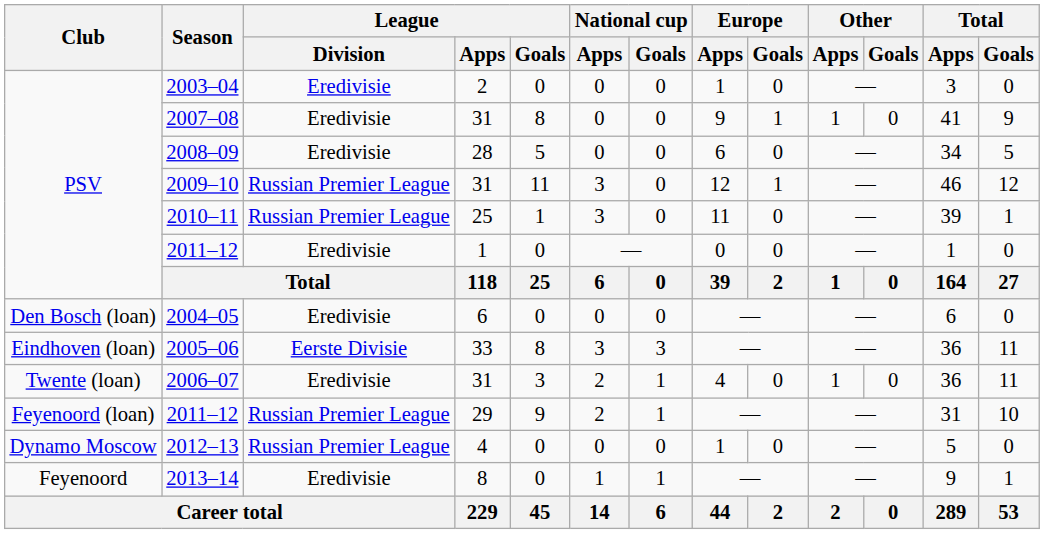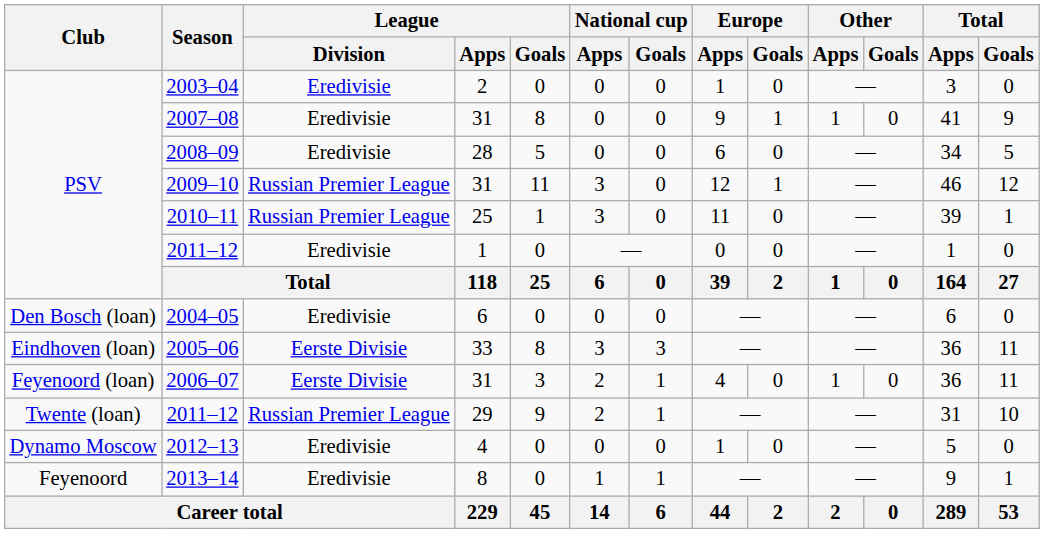(83, 380) Twente (loan) -> (83, 380) Feyenoord (loan)
(349, 380) Eredivisie -> (349, 380) Eerste Divisie
(83, 413) Feyenoord (loan) -> (83, 413) Twente (loan)
(349, 446) Russian Premier League -> (349, 446) Eredivisie
